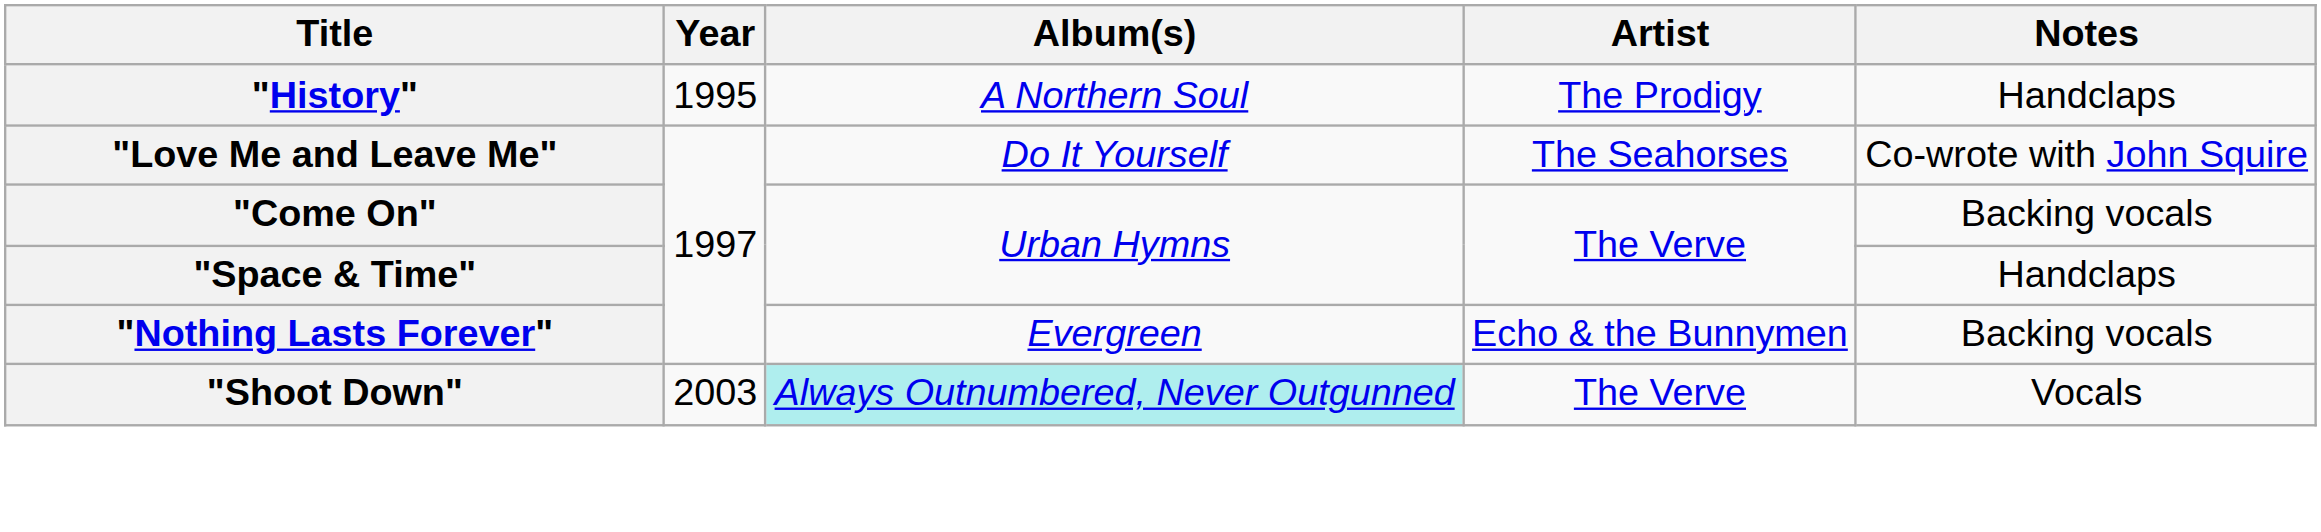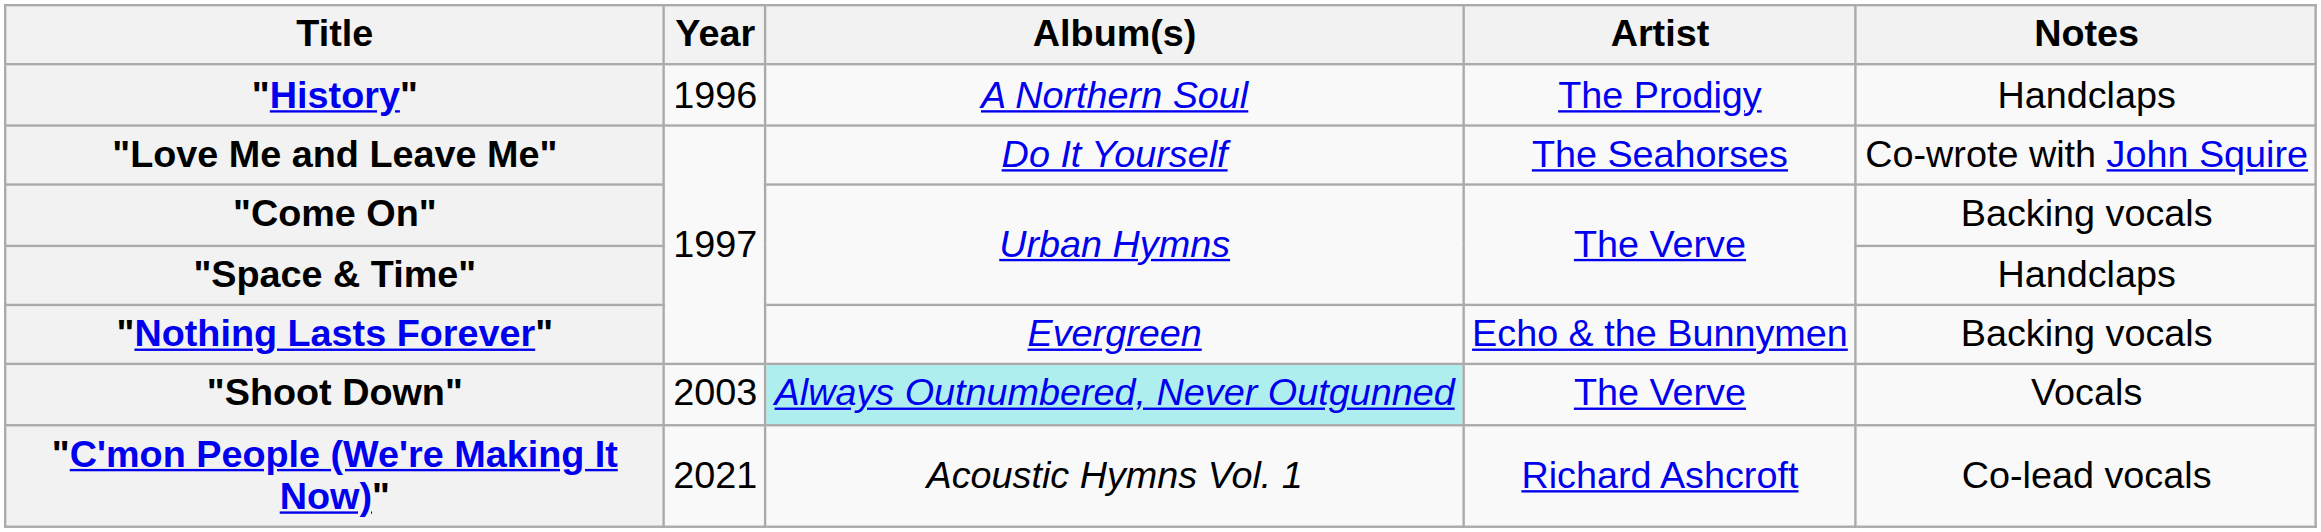(715, 94) 1995 -> (715, 94) 1996
+ row: (335, 474)
